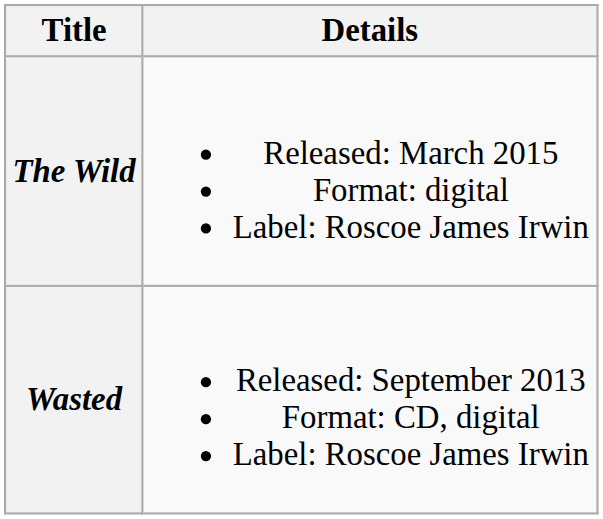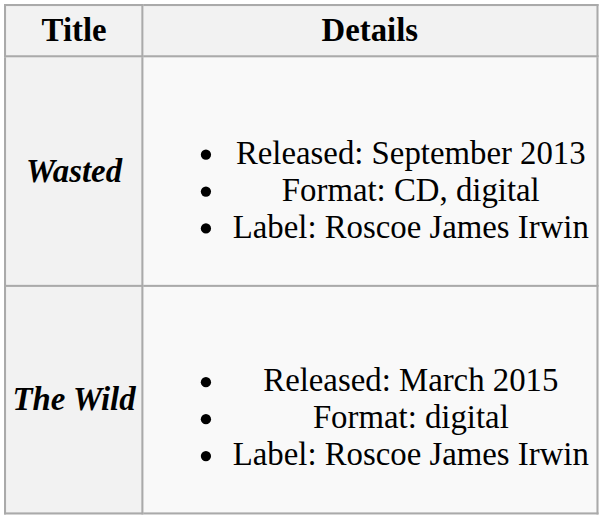rows swapped: (74, 398) <-> (74, 170)
